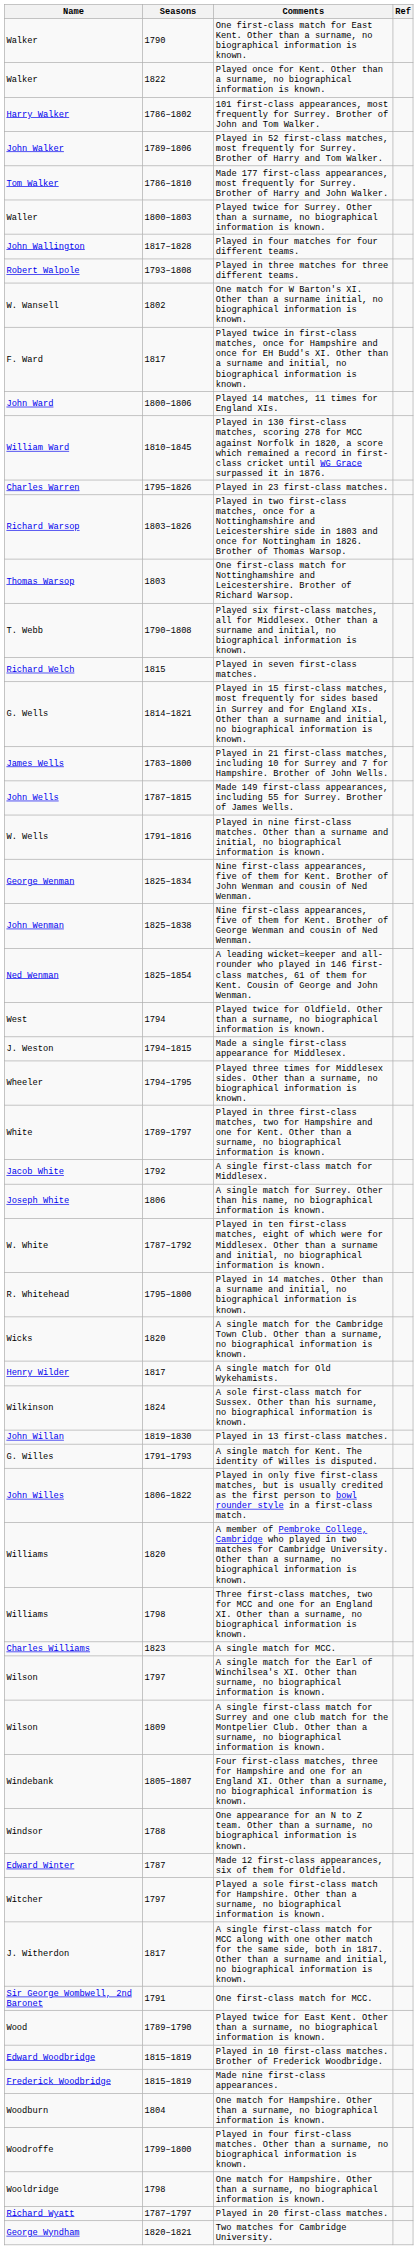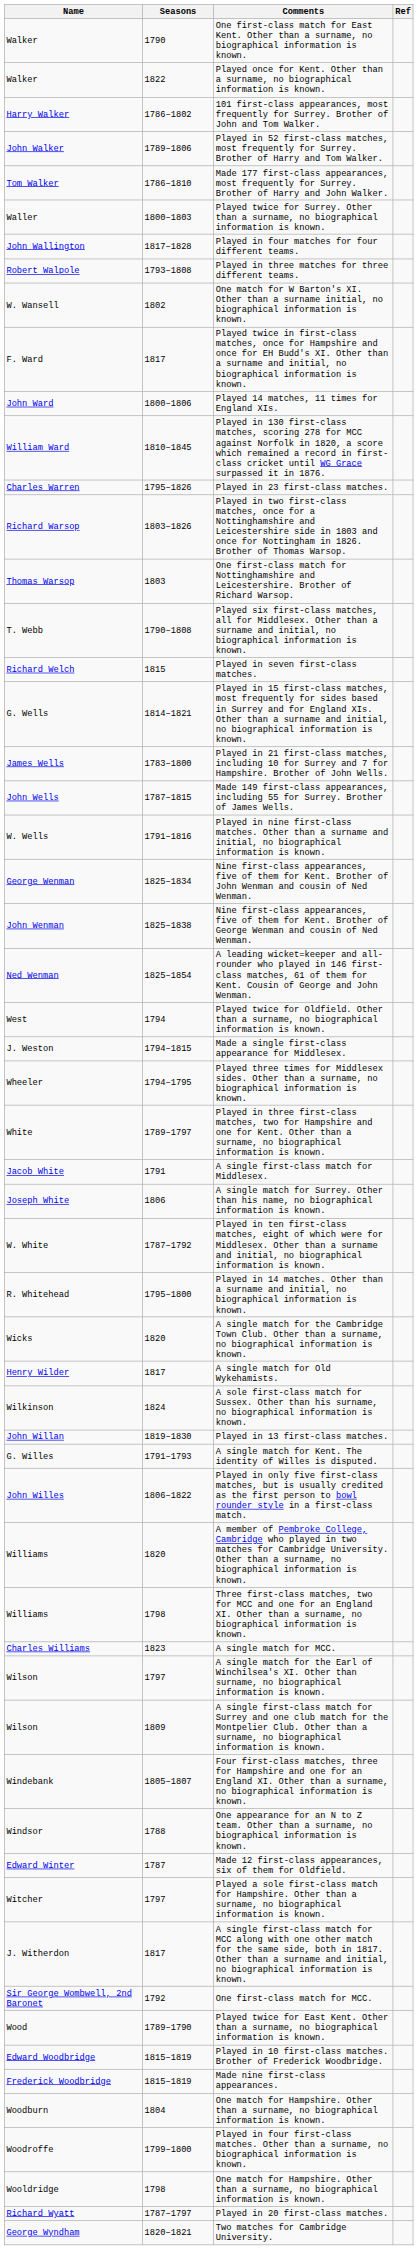(155, 1172) 1792 -> (155, 1172) 1791
(155, 1998) 1791 -> (155, 1998) 1792
